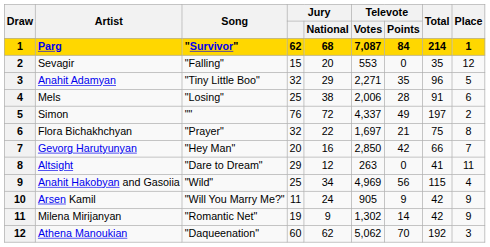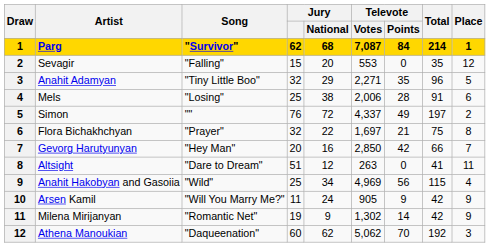(296, 166) 29 -> (296, 166) 51
